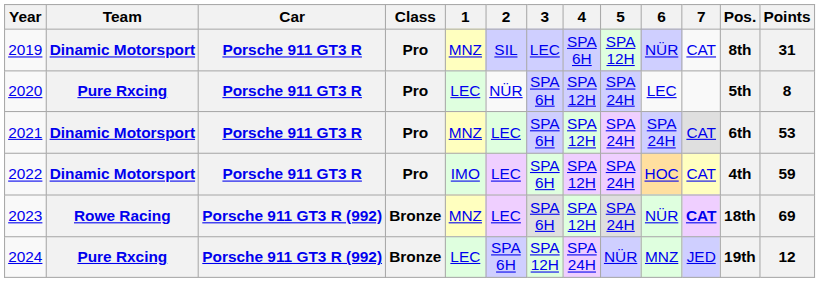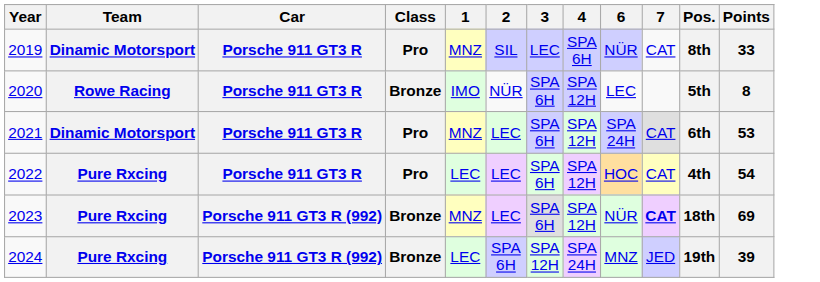- column: (621, 17)
(787, 50) 31 -> (746, 50) 33
(122, 91) Pure Rxcing -> (122, 91) Rowe Racing
(415, 91) Pro -> (415, 91) Bronze
(465, 91) LEC -> (465, 91) IMO
(122, 174) Dinamic Motorsport -> (122, 174) Pure Rxcing
(465, 174) IMO -> (465, 174) LEC
(787, 174) 59 -> (746, 174) 54
(122, 216) Rowe Racing -> (122, 216) Pure Rxcing
(787, 257) 12 -> (746, 257) 39
